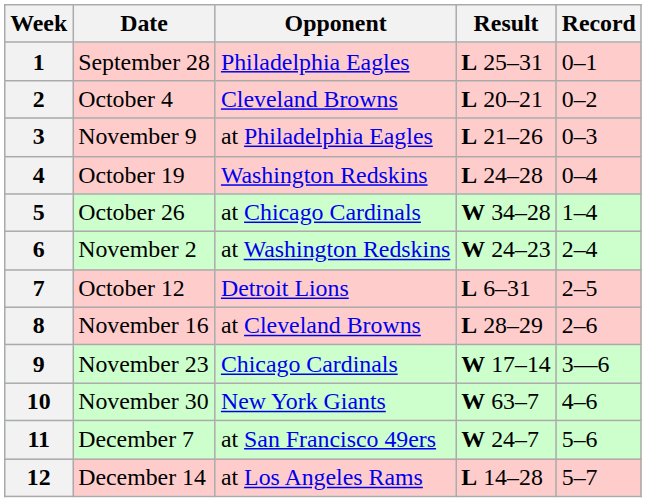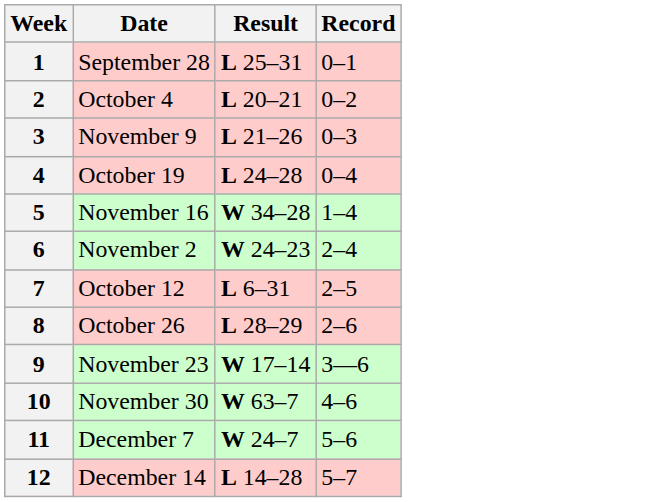- column: (336, 23)
(131, 212) October 26 -> (143, 212) November 16
(143, 325) November 16 -> (131, 325) October 26
